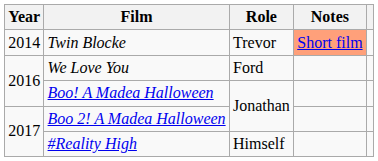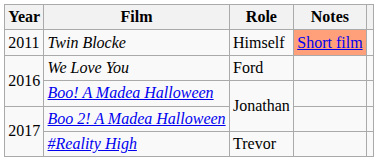(24, 42) 2014 -> (24, 42) 2011
(254, 42) Trevor -> (259, 42) Himself
(259, 144) Himself -> (254, 144) Trevor
